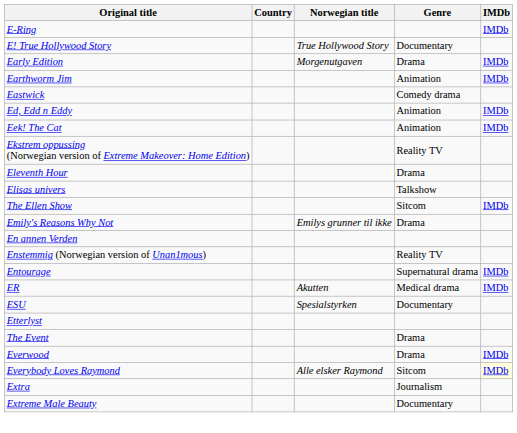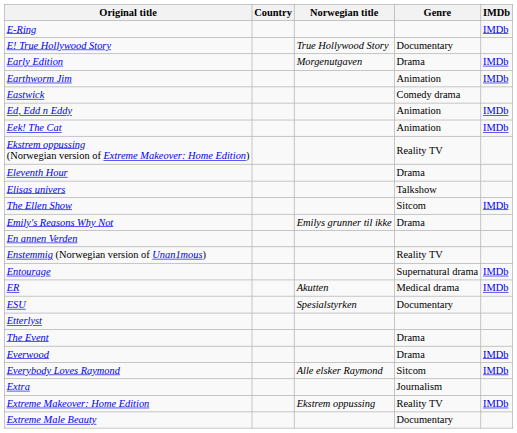(496, 370) lightyellow background -> (496, 370) no background
+ row: (78, 403)
